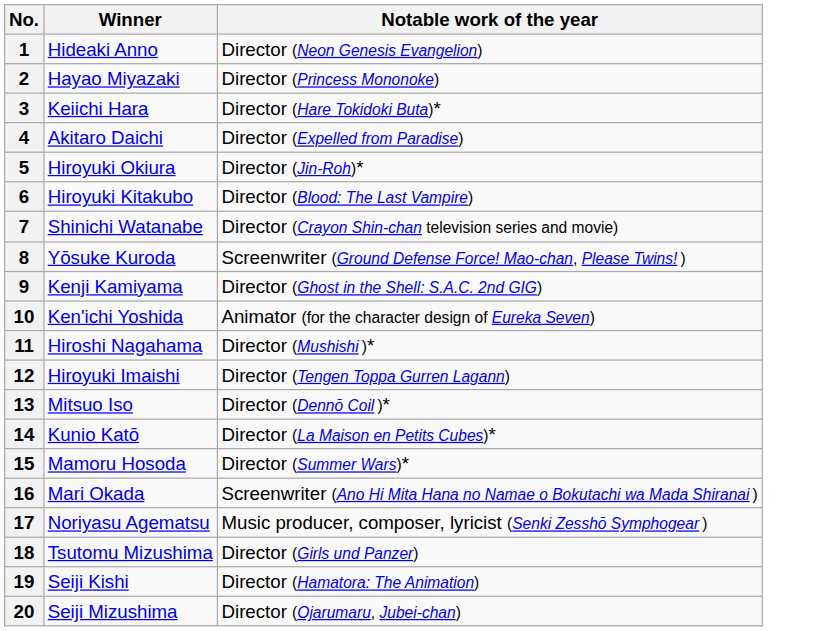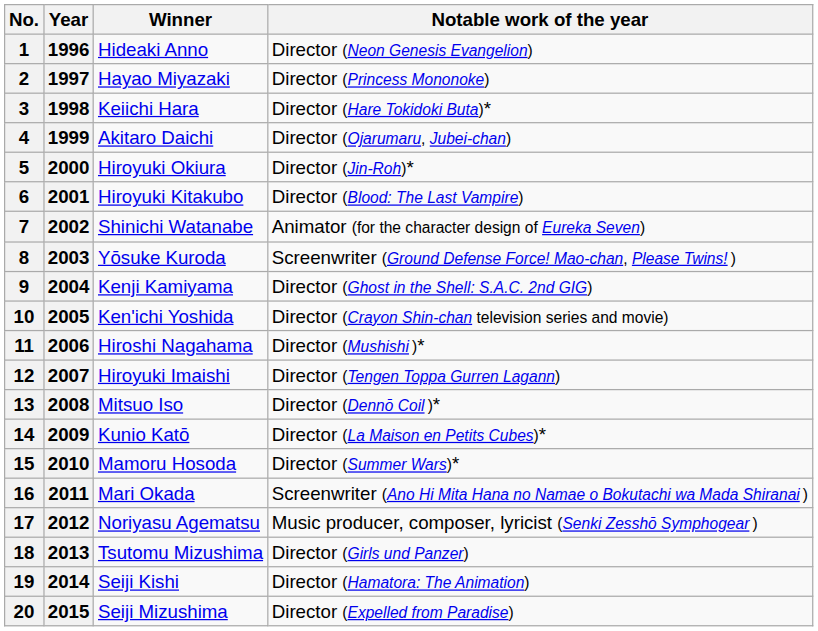+ column: (69, 20)
(342, 138) Director (Expelled from Paradise) -> (391, 138) Director (Ojarumaru, Jubei-chan)
(420, 227) Director (Crayon Shin-chan television series and movie) -> (458, 227) Animator (for the character design of Eureka Seven)
(408, 316) Animator (for the character design of Eureka Seven) -> (470, 316) Director (Crayon Shin-chan television series and movie)
(341, 612) Director (Ojarumaru, Jubei-chan) -> (393, 612) Director (Expelled from Paradise)
